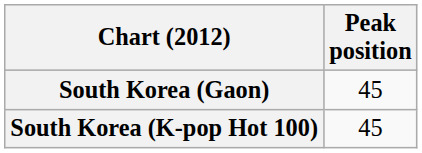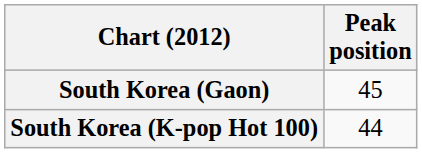(370, 128) 45 -> (370, 128) 44
